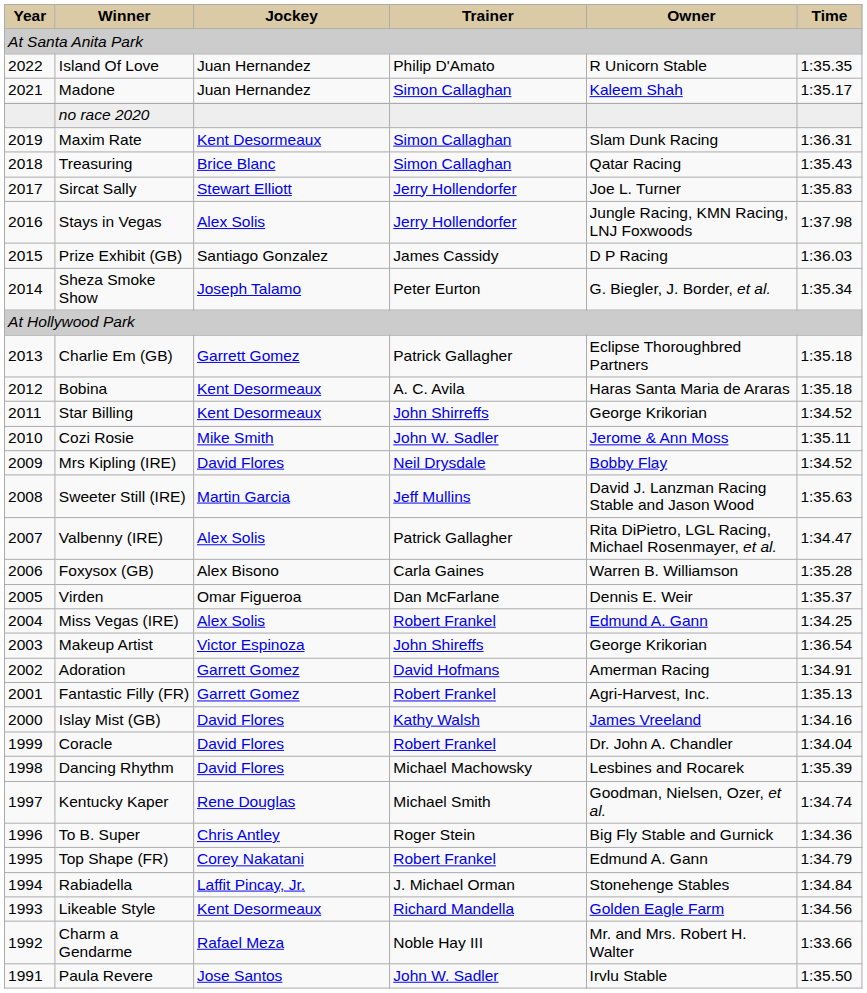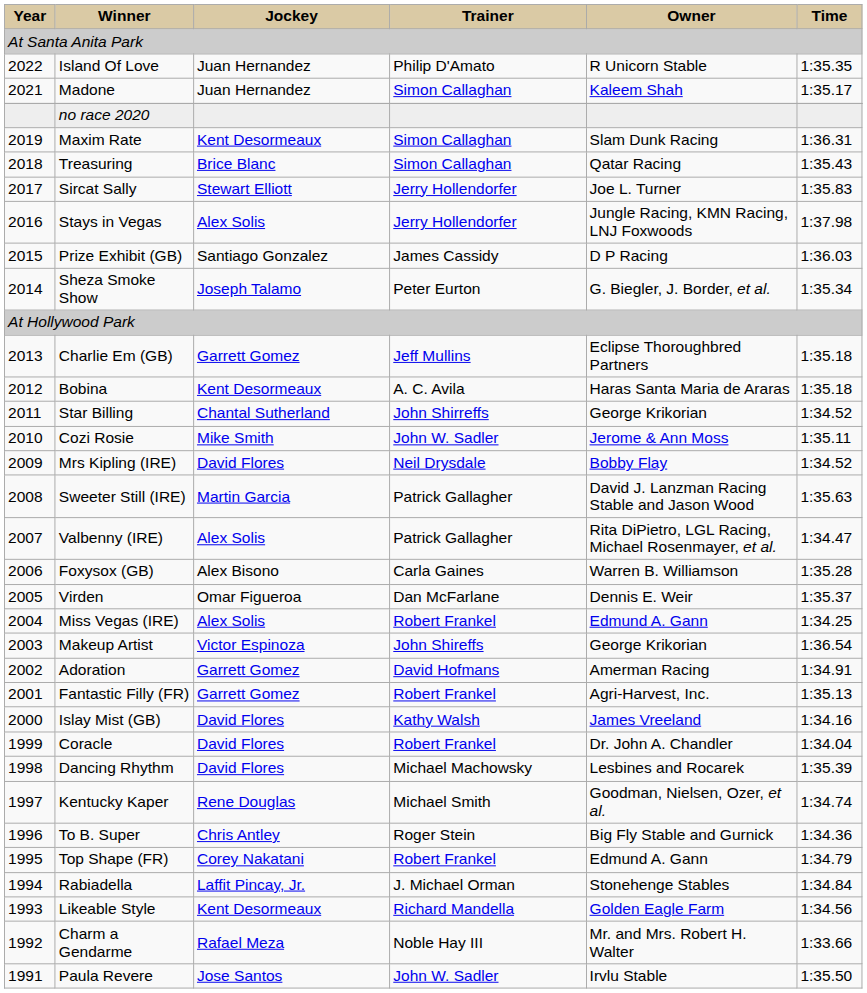(453, 355) Patrick Gallagher -> (432, 355) Jeff Mullins
(259, 413) Kent Desormeaux -> (263, 413) Chantal Sutherland
(432, 496) Jeff Mullins -> (453, 496) Patrick Gallagher
